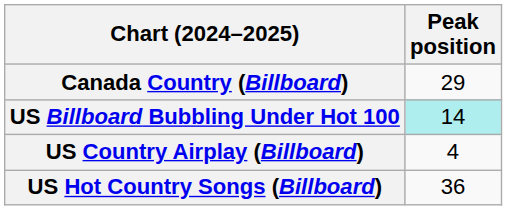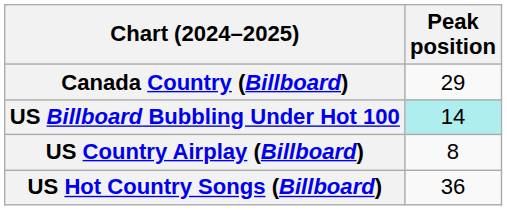(453, 151) 4 -> (453, 151) 8
